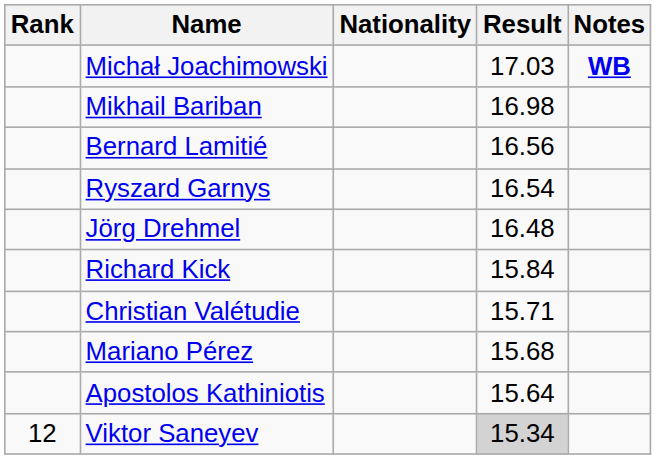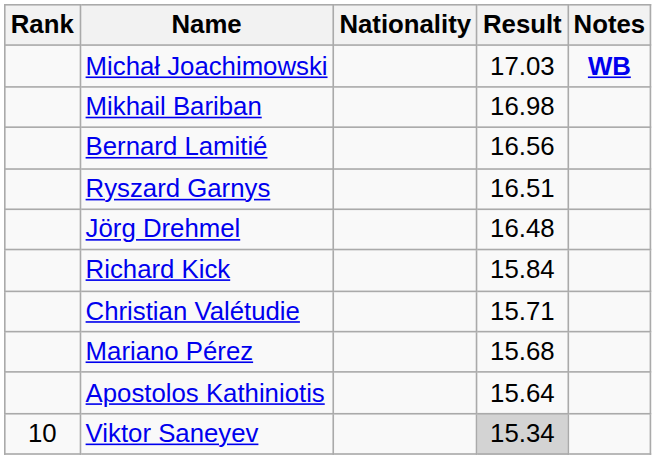(522, 188) 16.54 -> (522, 188) 16.51
(42, 433) 12 -> (42, 433) 10
